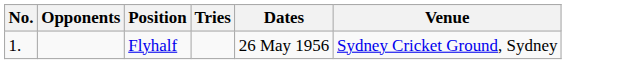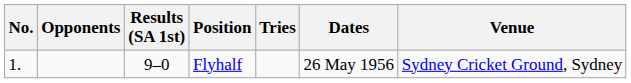+ column: (157, 27)
